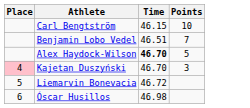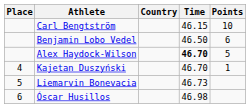+ column: (159, 11)
(154, 40) 46.51 -> (195, 40) 46.50
(187, 40) 7 -> (228, 40) 6
(20, 68) pink background -> (20, 68) no background
(187, 68) 3 -> (228, 68) 1
(154, 82) 46.72 -> (195, 82) 46.73
